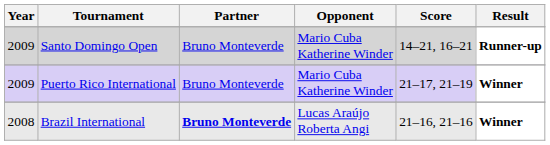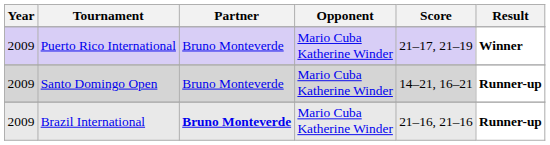rows swapped: (108, 83) <-> (99, 45)
(21, 121) 2008 -> (21, 121) 2009
(333, 121) Lucas Araújo Roberta Angi -> (345, 121) Mario Cuba Katherine Winder
(501, 121) Winner -> (510, 121) Runner-up
